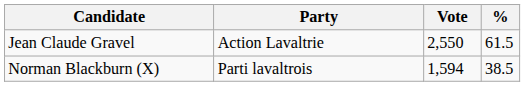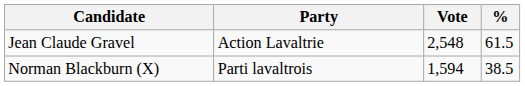(445, 42) 2,550 -> (445, 42) 2,548
